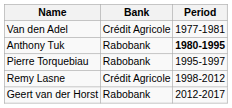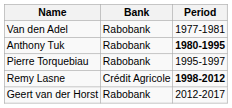(137, 29) Crédit Agricole -> (127, 29) Rabobank
(200, 78) normal -> (200, 78) bold
